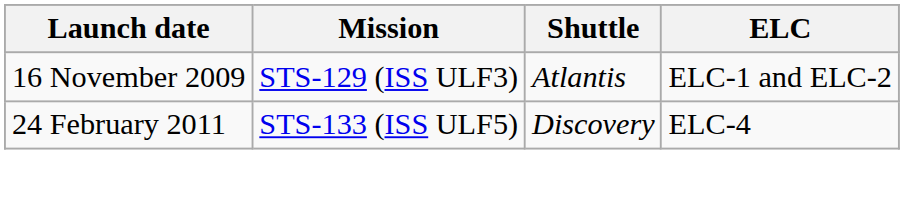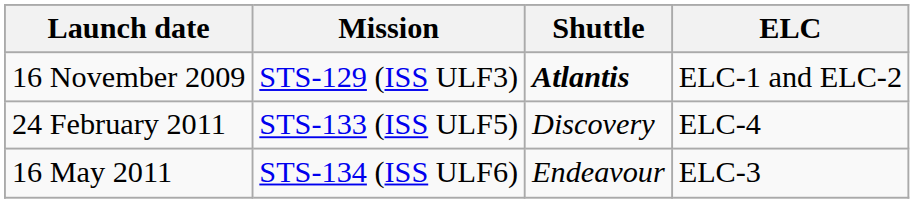(579, 76) normal -> (581, 76) bold
+ row: (92, 172)
